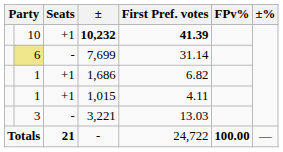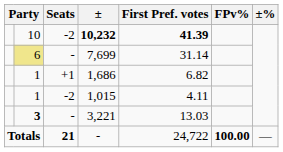(68, 34) +1 -> (69, 34) -2
(68, 95) +1 -> (69, 95) -2
(37, 116) normal -> (37, 116) bold
